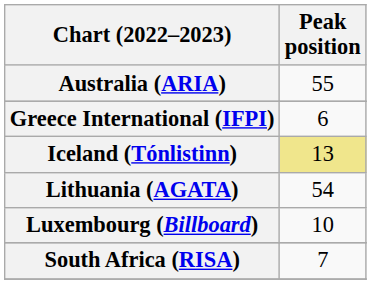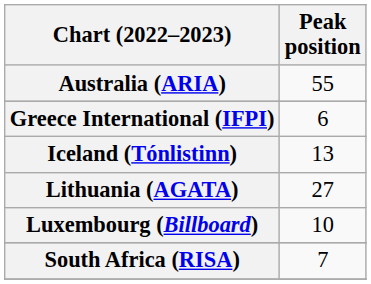(323, 154) khaki background -> (323, 154) no background
(323, 189) 54 -> (323, 189) 27
